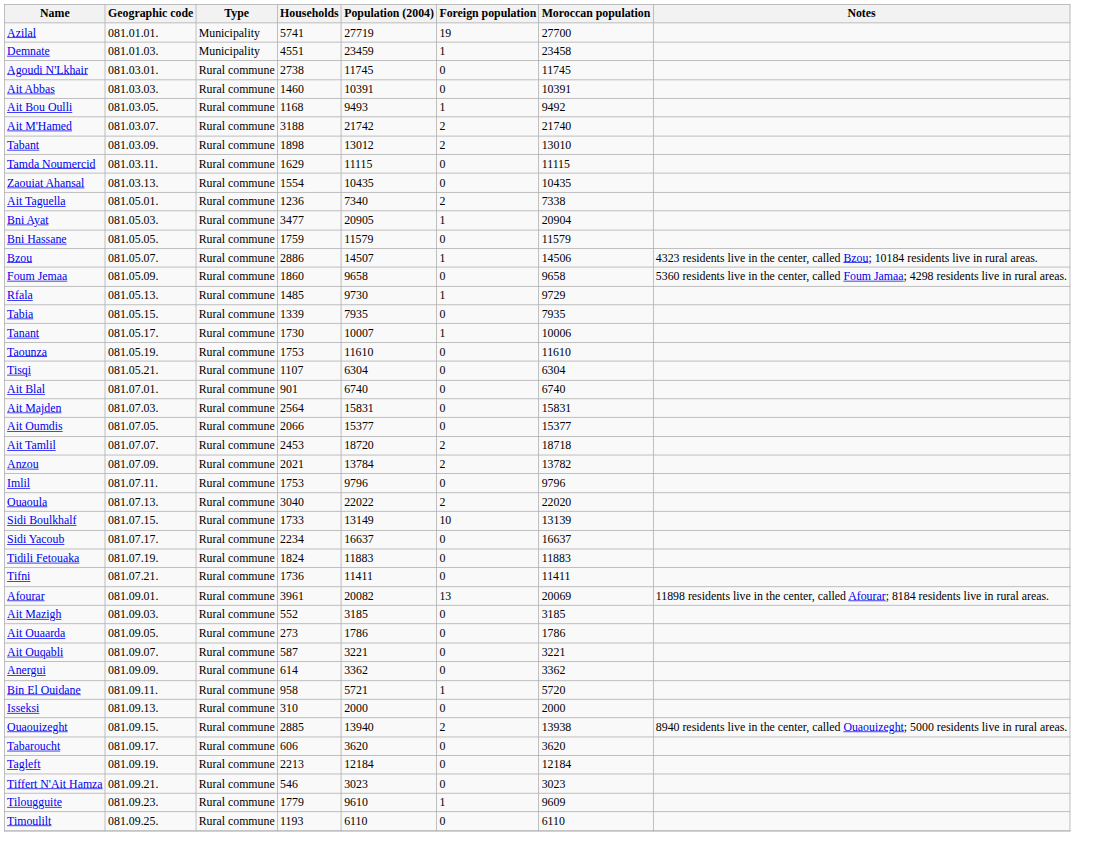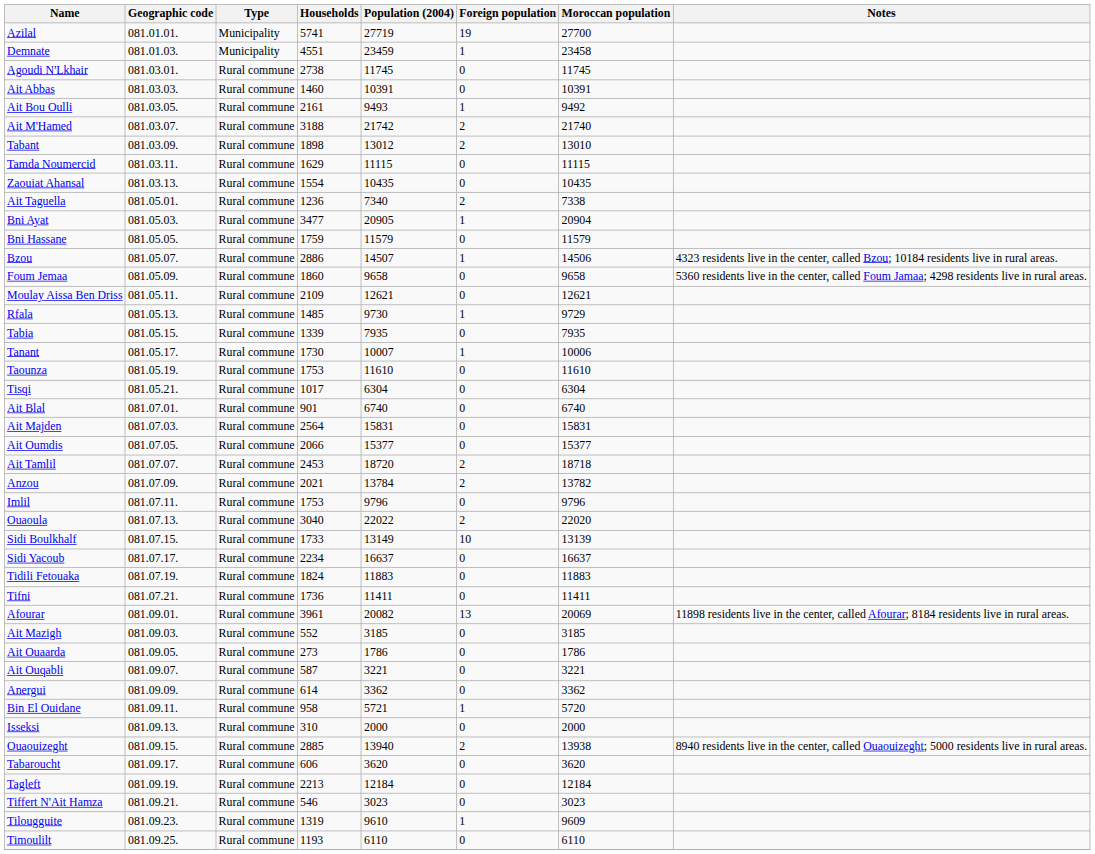(292, 107) 1168 -> (312, 107) 2161
+ row: (65, 295)
(292, 370) 1107 -> (312, 389) 1017
(292, 802) 1779 -> (312, 821) 1319
